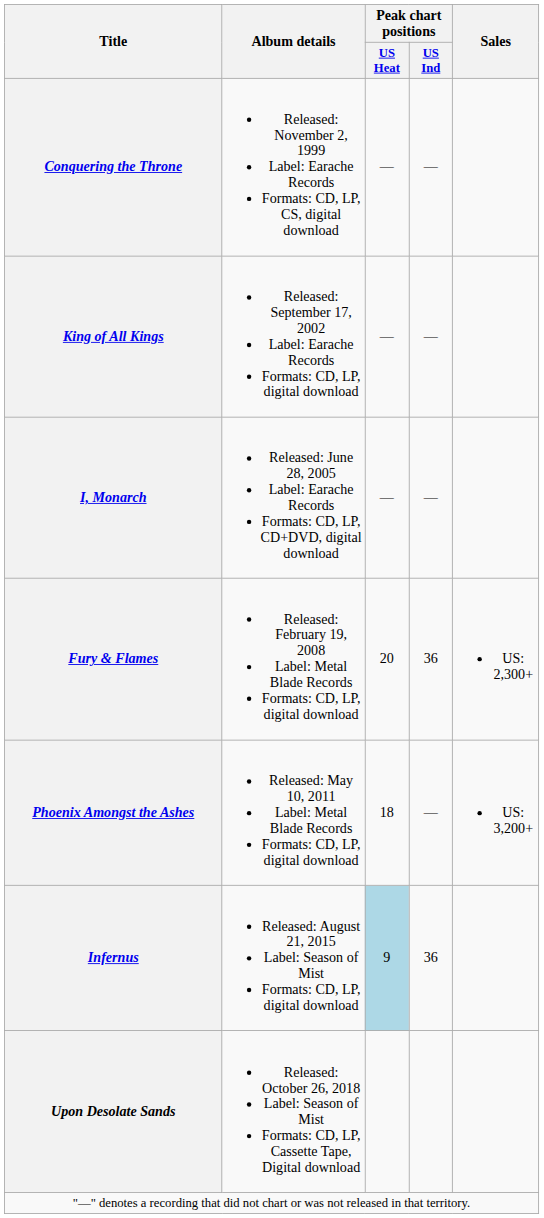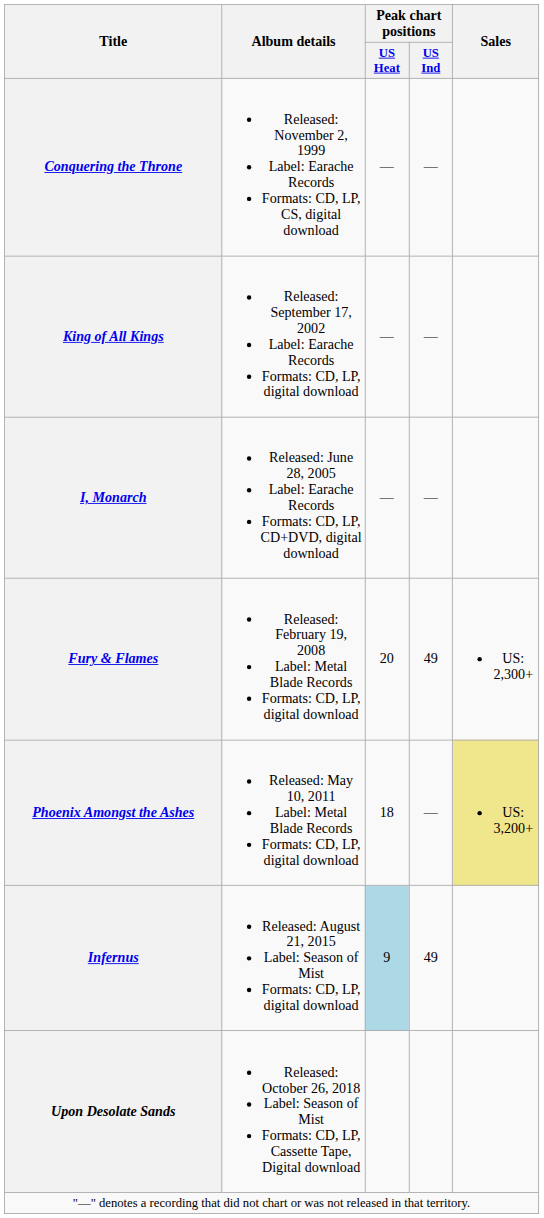(431, 659) 36 -> (431, 659) 49
(496, 820) no background -> (496, 820) khaki background
(431, 958) 36 -> (431, 958) 49
